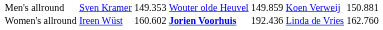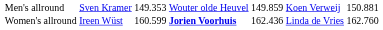(150, 21) 160.602 -> (150, 21) 160.599
(267, 21) 192.436 -> (267, 21) 162.436
